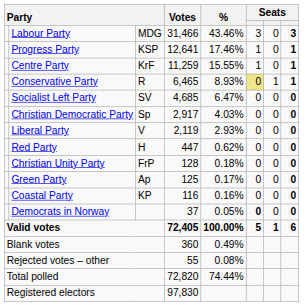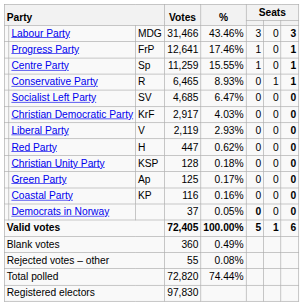(148, 49) KSP -> (146, 49) FrP
(146, 66) KrF -> (144, 66) Sp
(258, 82) khaki background -> (258, 82) no background
(144, 114) Sp -> (146, 114) KrF
(146, 163) FrP -> (148, 163) KSP
